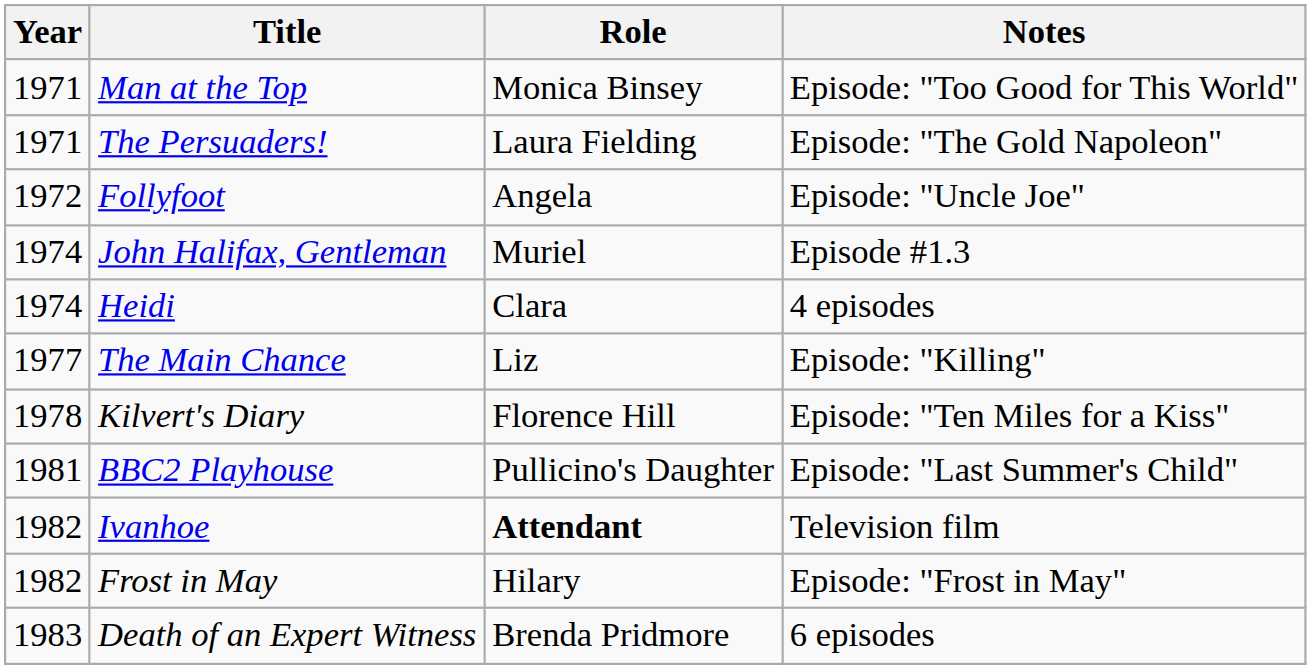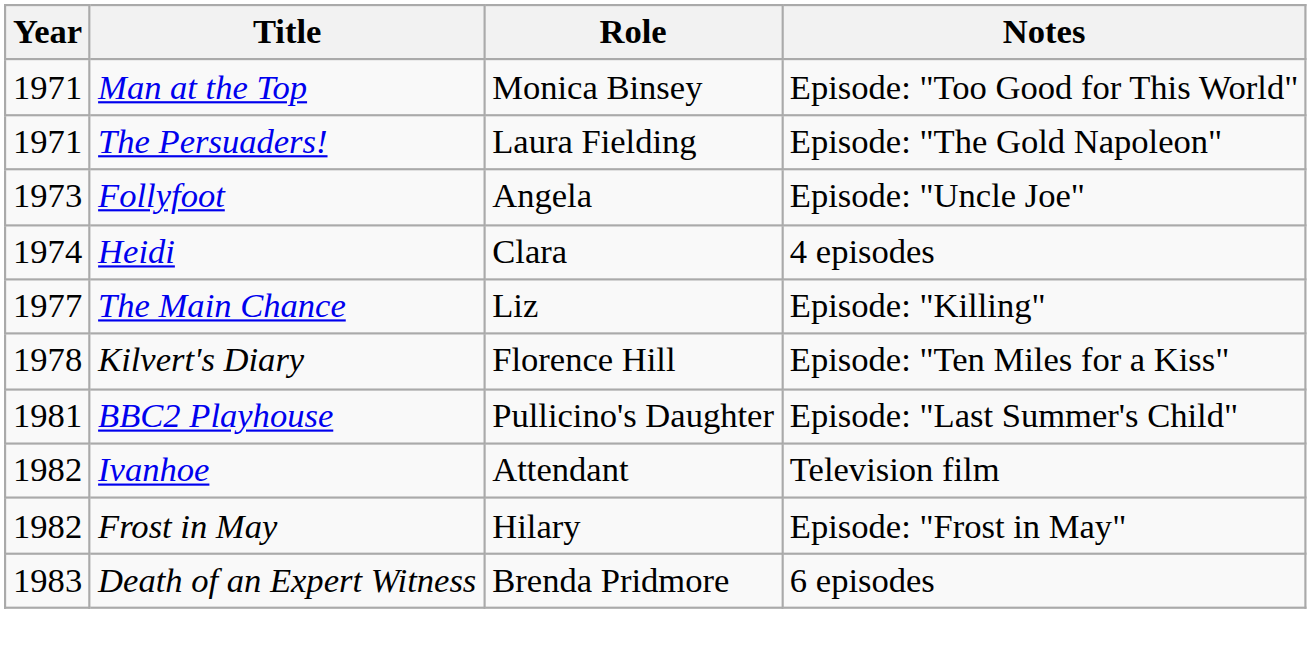(48, 196) 1972 -> (48, 196) 1973
- row: (272, 251)
(567, 525) bold -> (560, 470) normal
